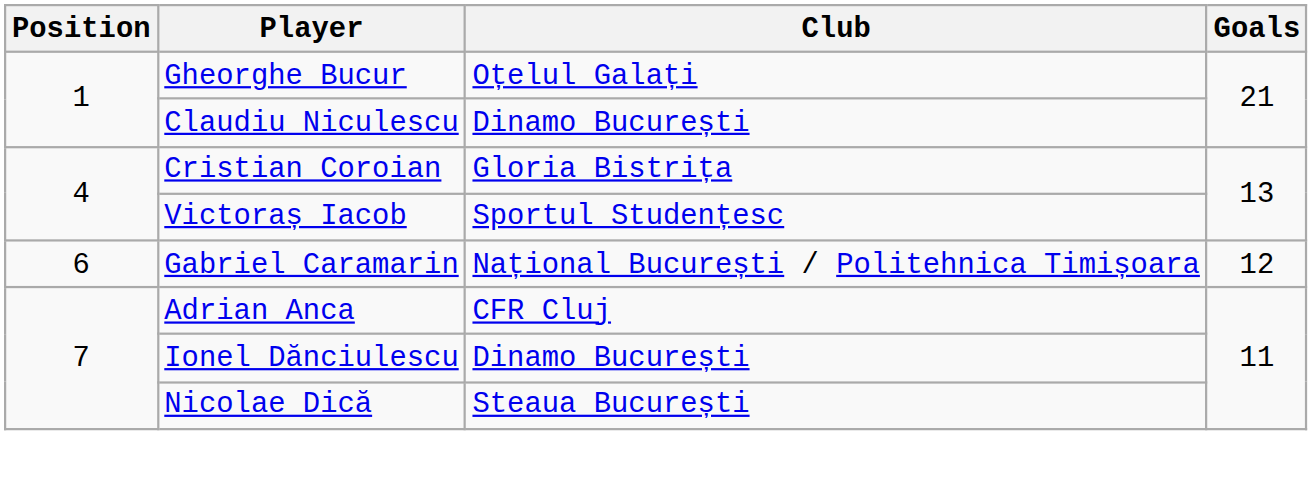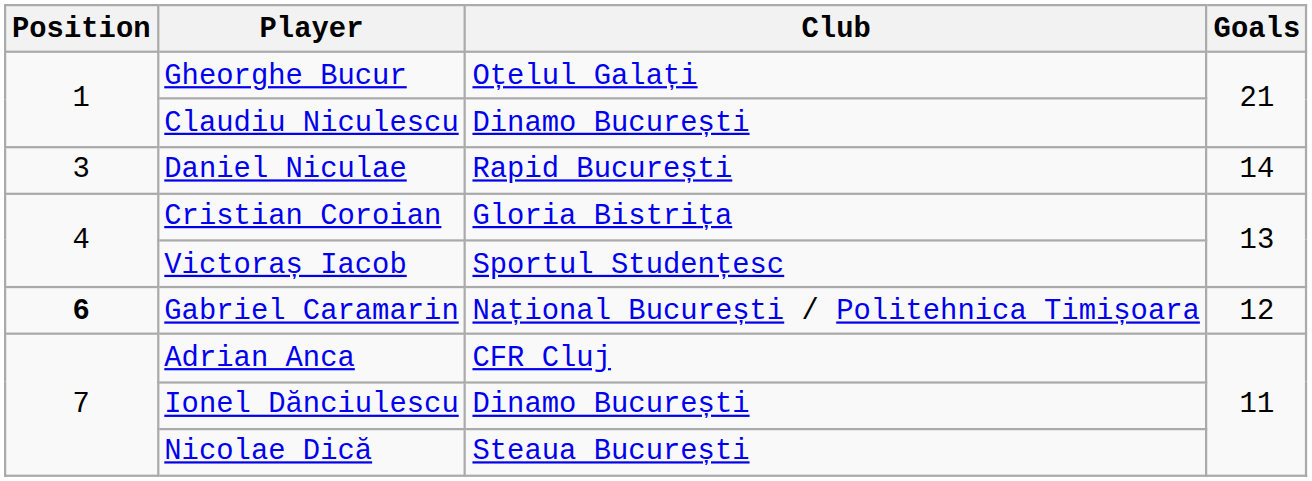+ row: (286, 170)
(81, 264) normal -> (81, 311) bold
